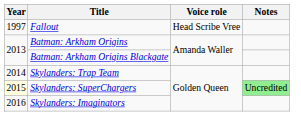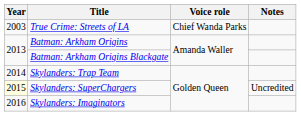- row: (44, 27)
+ row: (80, 27)
(266, 88) lightgreen background -> (272, 88) no background
